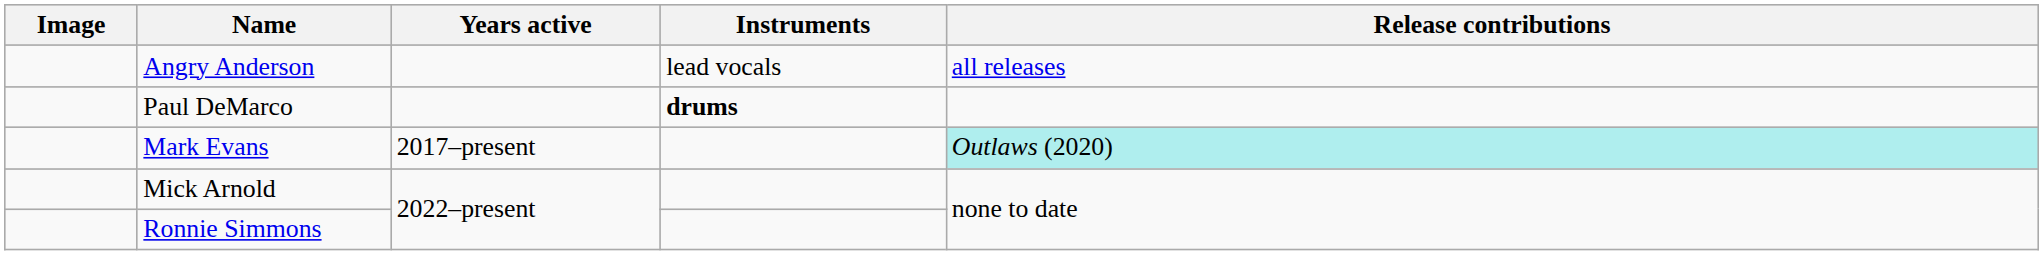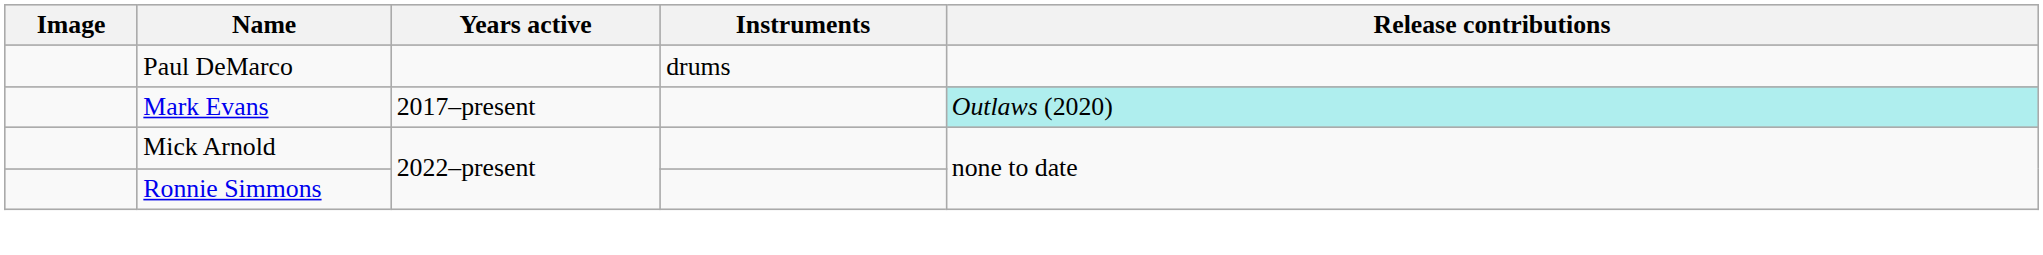- row: (229, 65)
(702, 106) bold -> (698, 65) normal
